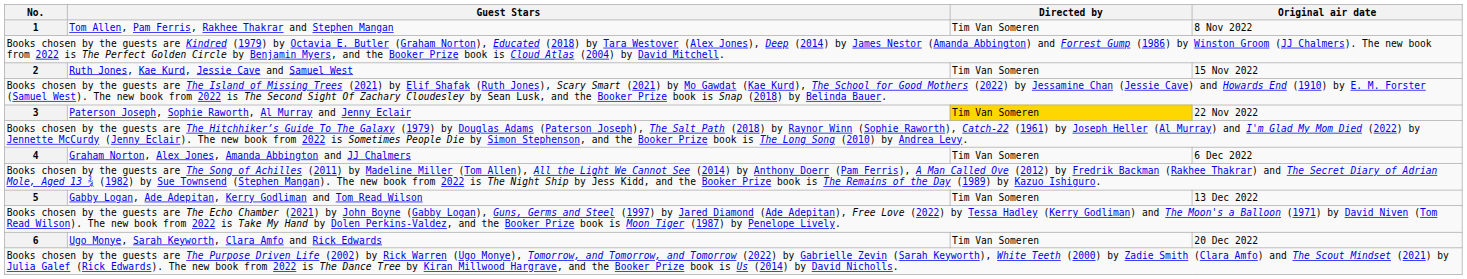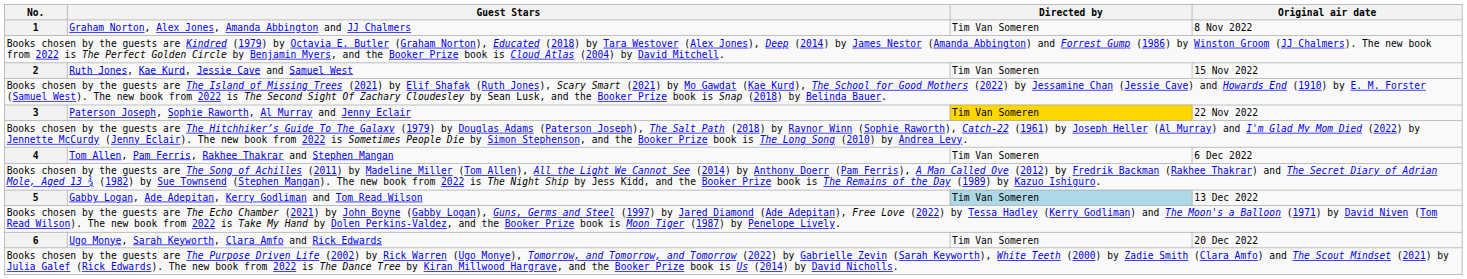(231, 28) Tom Allen, Pam Ferris, Rakhee Thakrar and Stephen Mangan -> (240, 28) Graham Norton, Alex Jones, Amanda Abbington and JJ Chalmers
(240, 155) Graham Norton, Alex Jones, Amanda Abbington and JJ Chalmers -> (231, 155) Tom Allen, Pam Ferris, Rakhee Thakrar and Stephen Mangan
(996, 198) no background -> (996, 198) lightblue background
